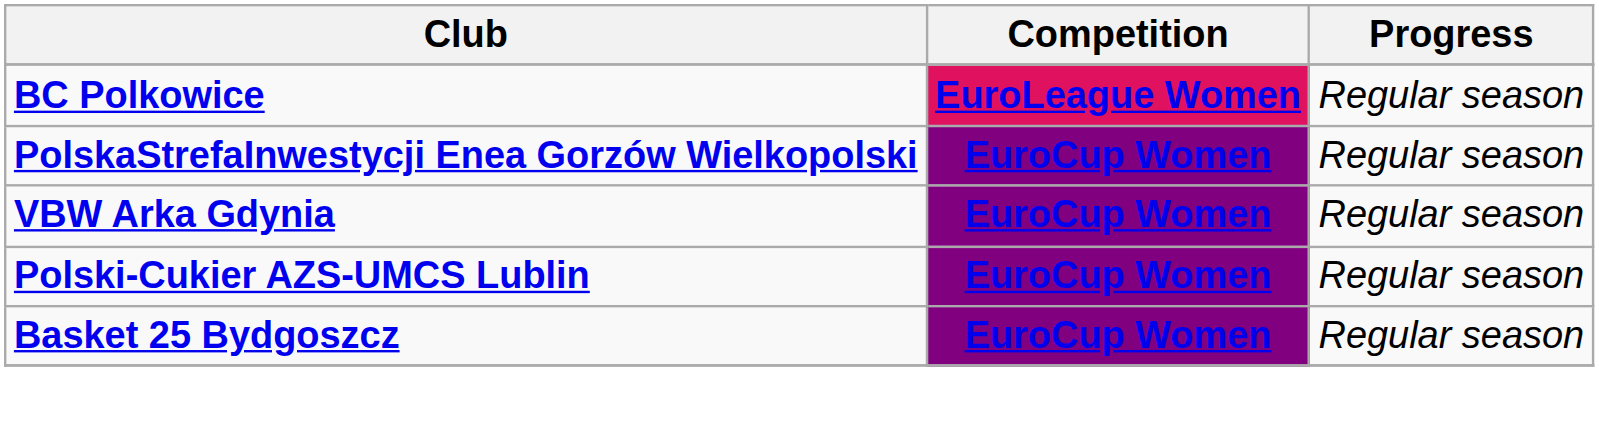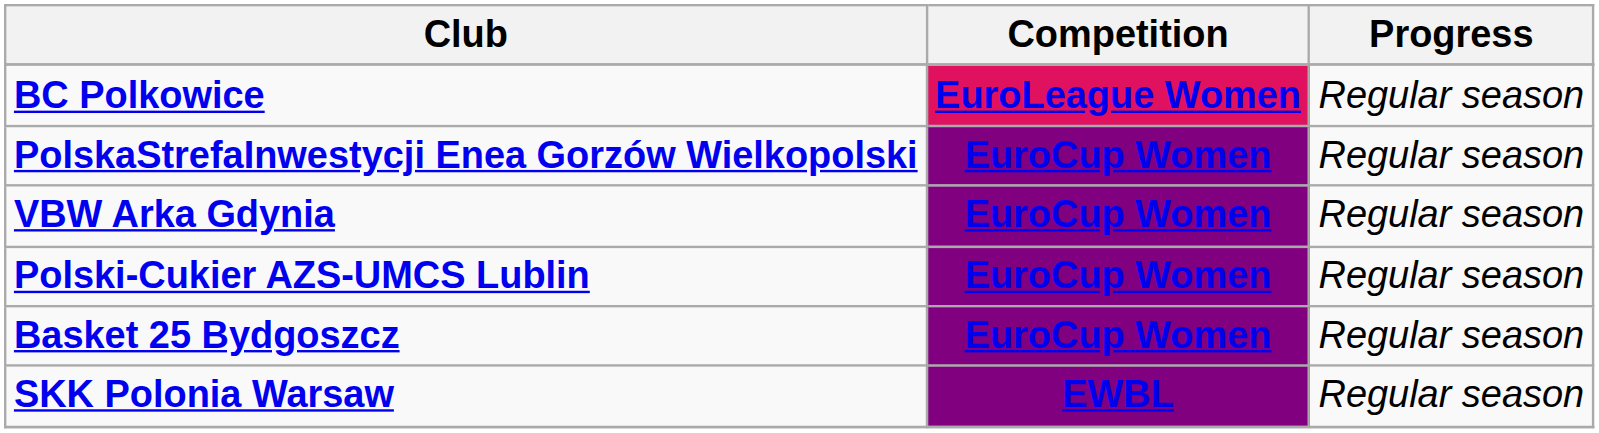+ row: (204, 395)
